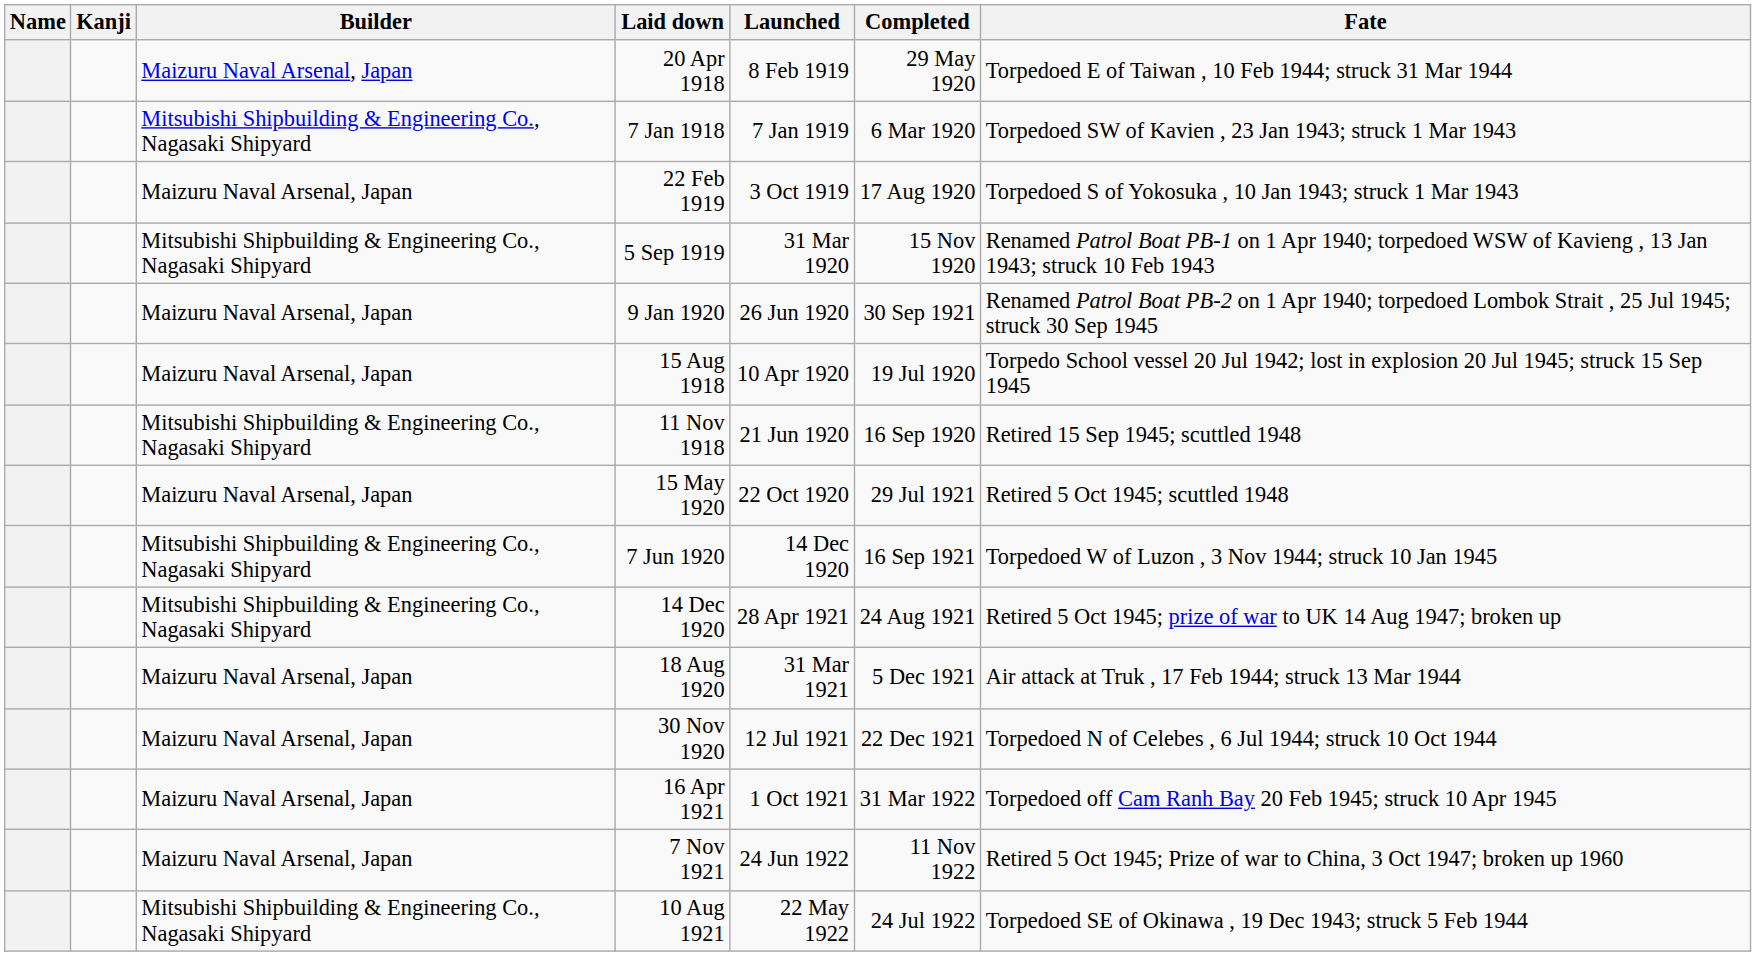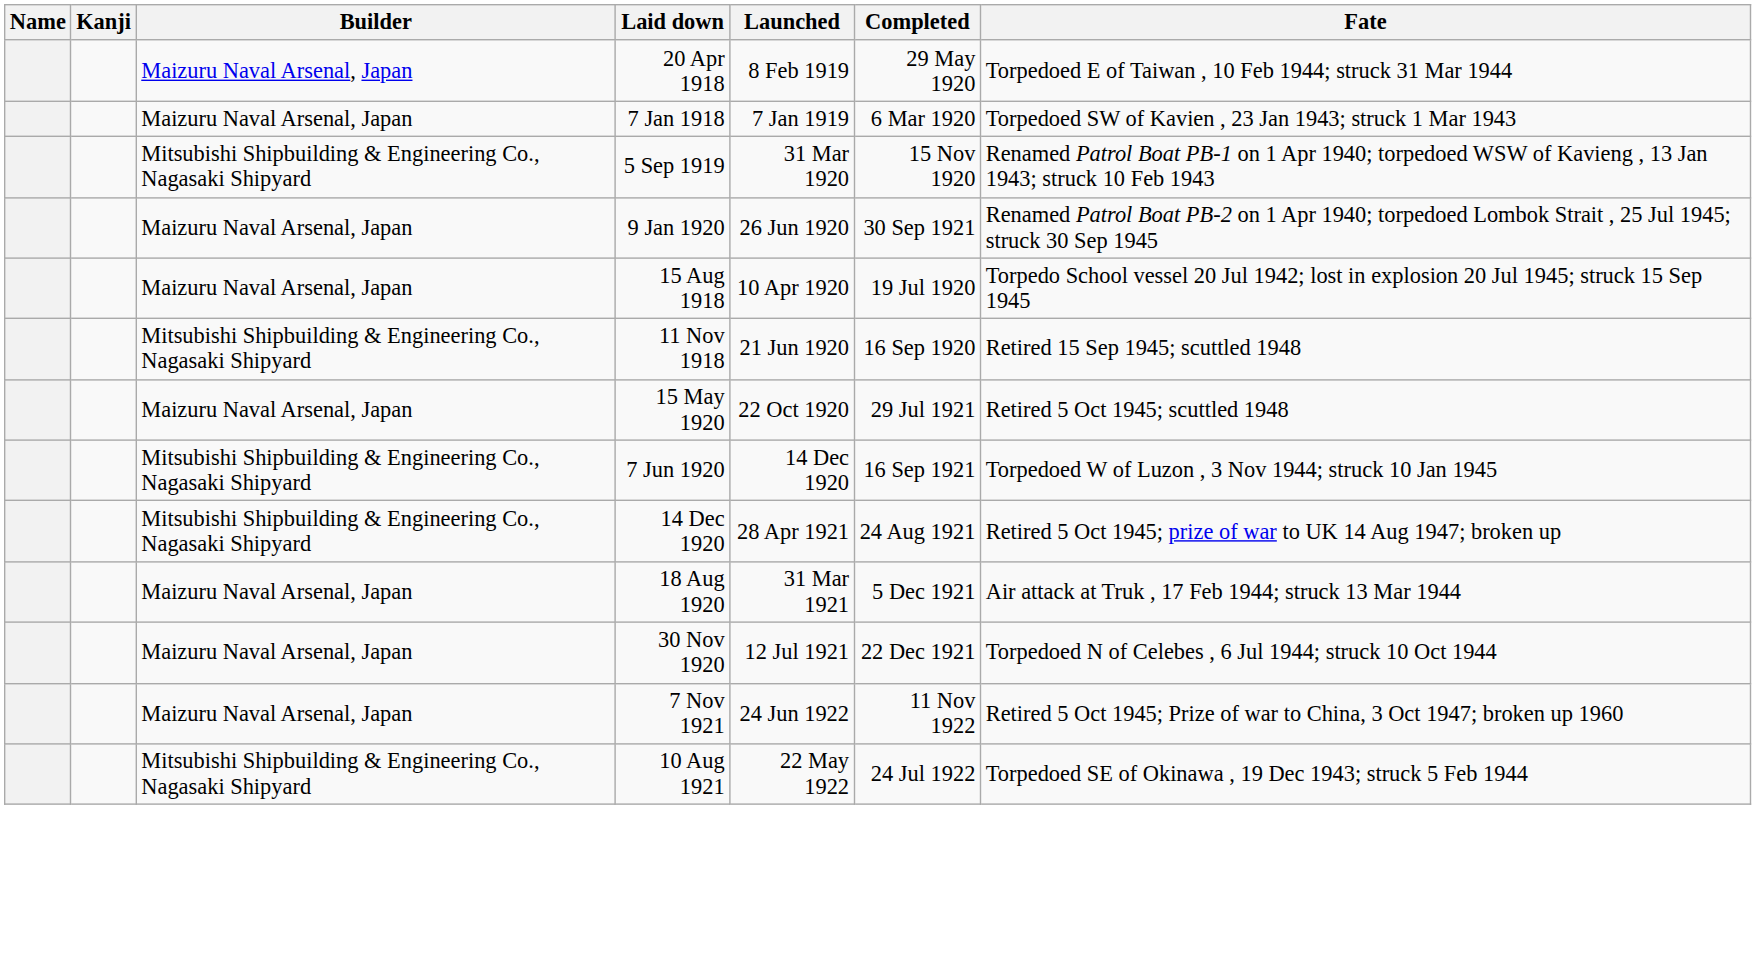(340, 131) Mitsubishi Shipbuilding & Engineering Co., Nagasaki Shipyard -> (277, 118) Maizuru Naval Arsenal, Japan
- row: (694, 191)
- row: (694, 799)
